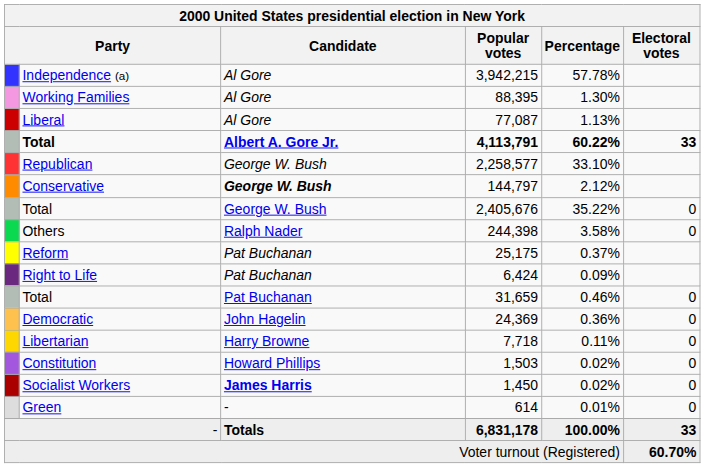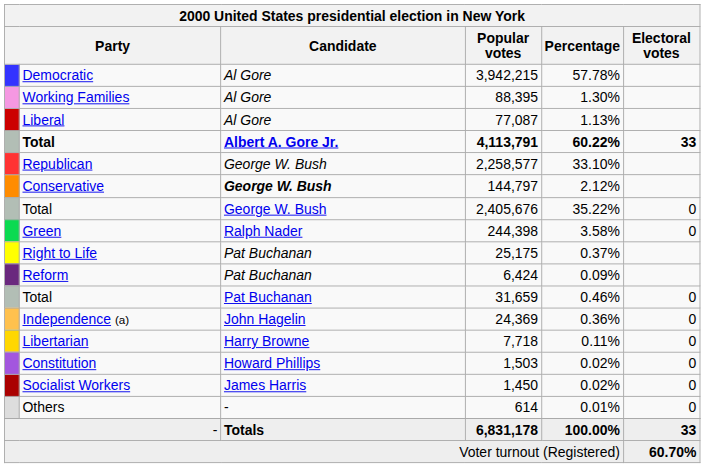(76, 76) Independence (a) -> (58, 76) Democratic
(43, 231) Others -> (42, 231) Green
(45, 253) Reform -> (60, 253) Right to Life
(60, 275) Right to Life -> (45, 275) Reform
(58, 319) Democratic -> (76, 319) Independence (a)
(268, 386) bold -> (265, 386) normal
(42, 408) Green -> (43, 408) Others
